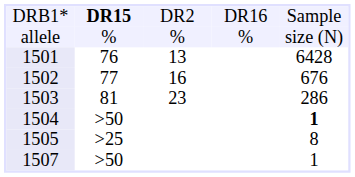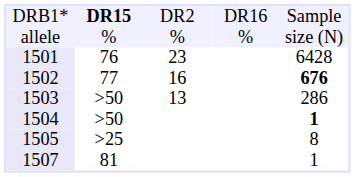(177, 57) 13 -> (177, 57) 23
(314, 78) normal -> (314, 78) bold
(109, 98) 81 -> (109, 98) >50
(177, 98) 23 -> (177, 98) 13
(109, 160) >50 -> (109, 160) 81
